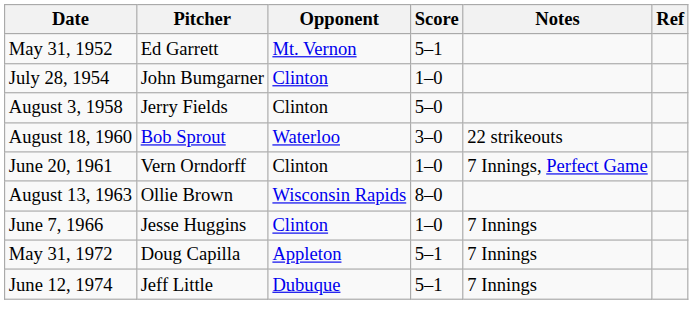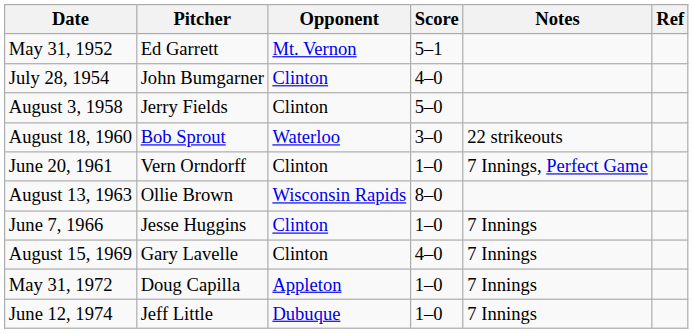(429, 78) 1–0 -> (429, 78) 4–0
+ row: (70, 254)
(429, 254) 5–1 -> (429, 284) 1–0
(429, 284) 5–1 -> (429, 313) 1–0
